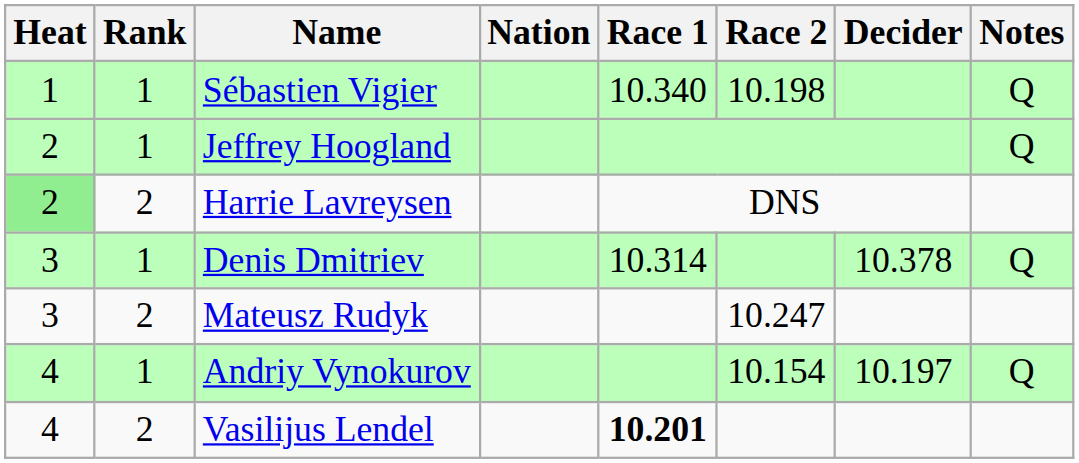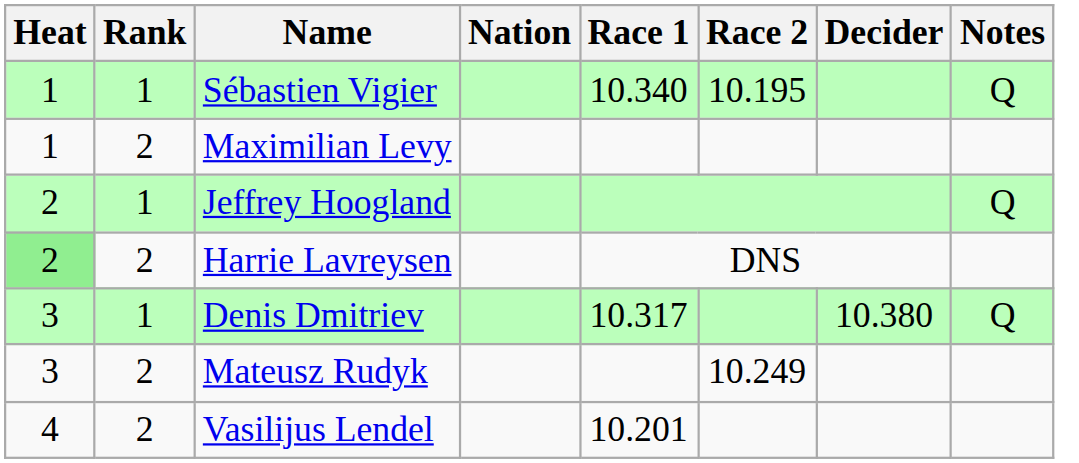(776, 89) 10.198 -> (757, 89) 10.195
+ row: (327, 145)
(658, 259) 10.314 -> (639, 315) 10.317
(903, 259) 10.378 -> (884, 315) 10.380
(776, 315) 10.247 -> (757, 372) 10.249
- row: (337, 372)
(658, 428) bold -> (639, 428) normal
